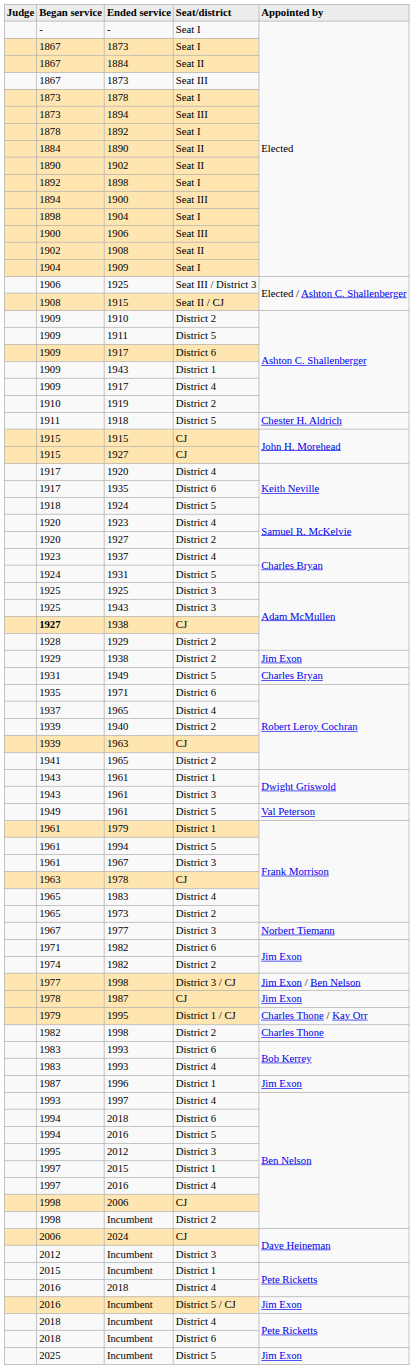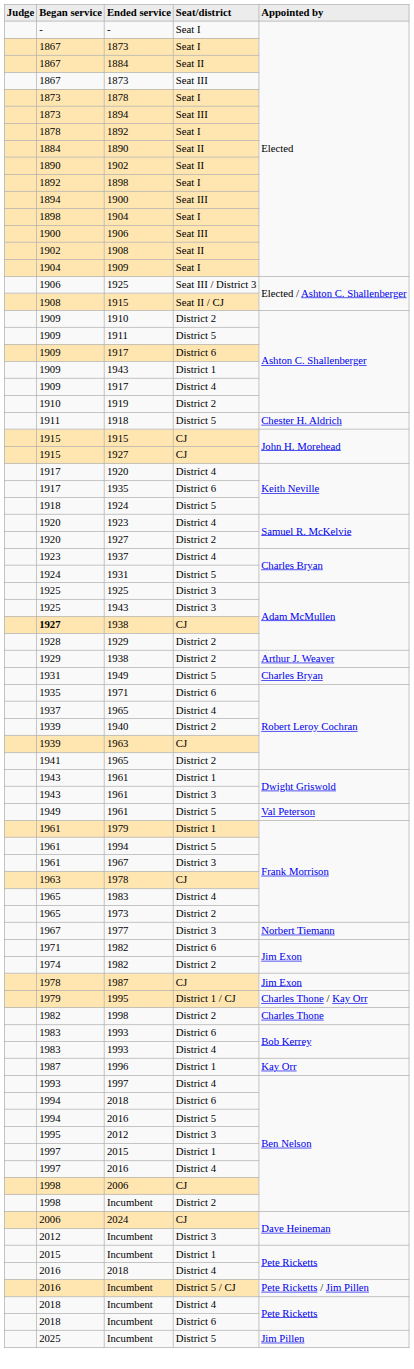(282, 659) Jim Exon -> (298, 659) Arthur J. Weaver
- row: (118, 982)
(282, 1084) Jim Exon -> (279, 1067) Kay Orr
(282, 1305) Jim Exon -> (315, 1288) Pete Ricketts / Jim Pillen
(282, 1356) Jim Exon -> (283, 1339) Jim Pillen
